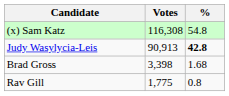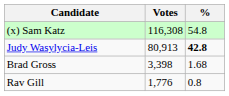(163, 47) 90,913 -> (163, 47) 80,913
(160, 82) 1,775 -> (160, 82) 1,776
